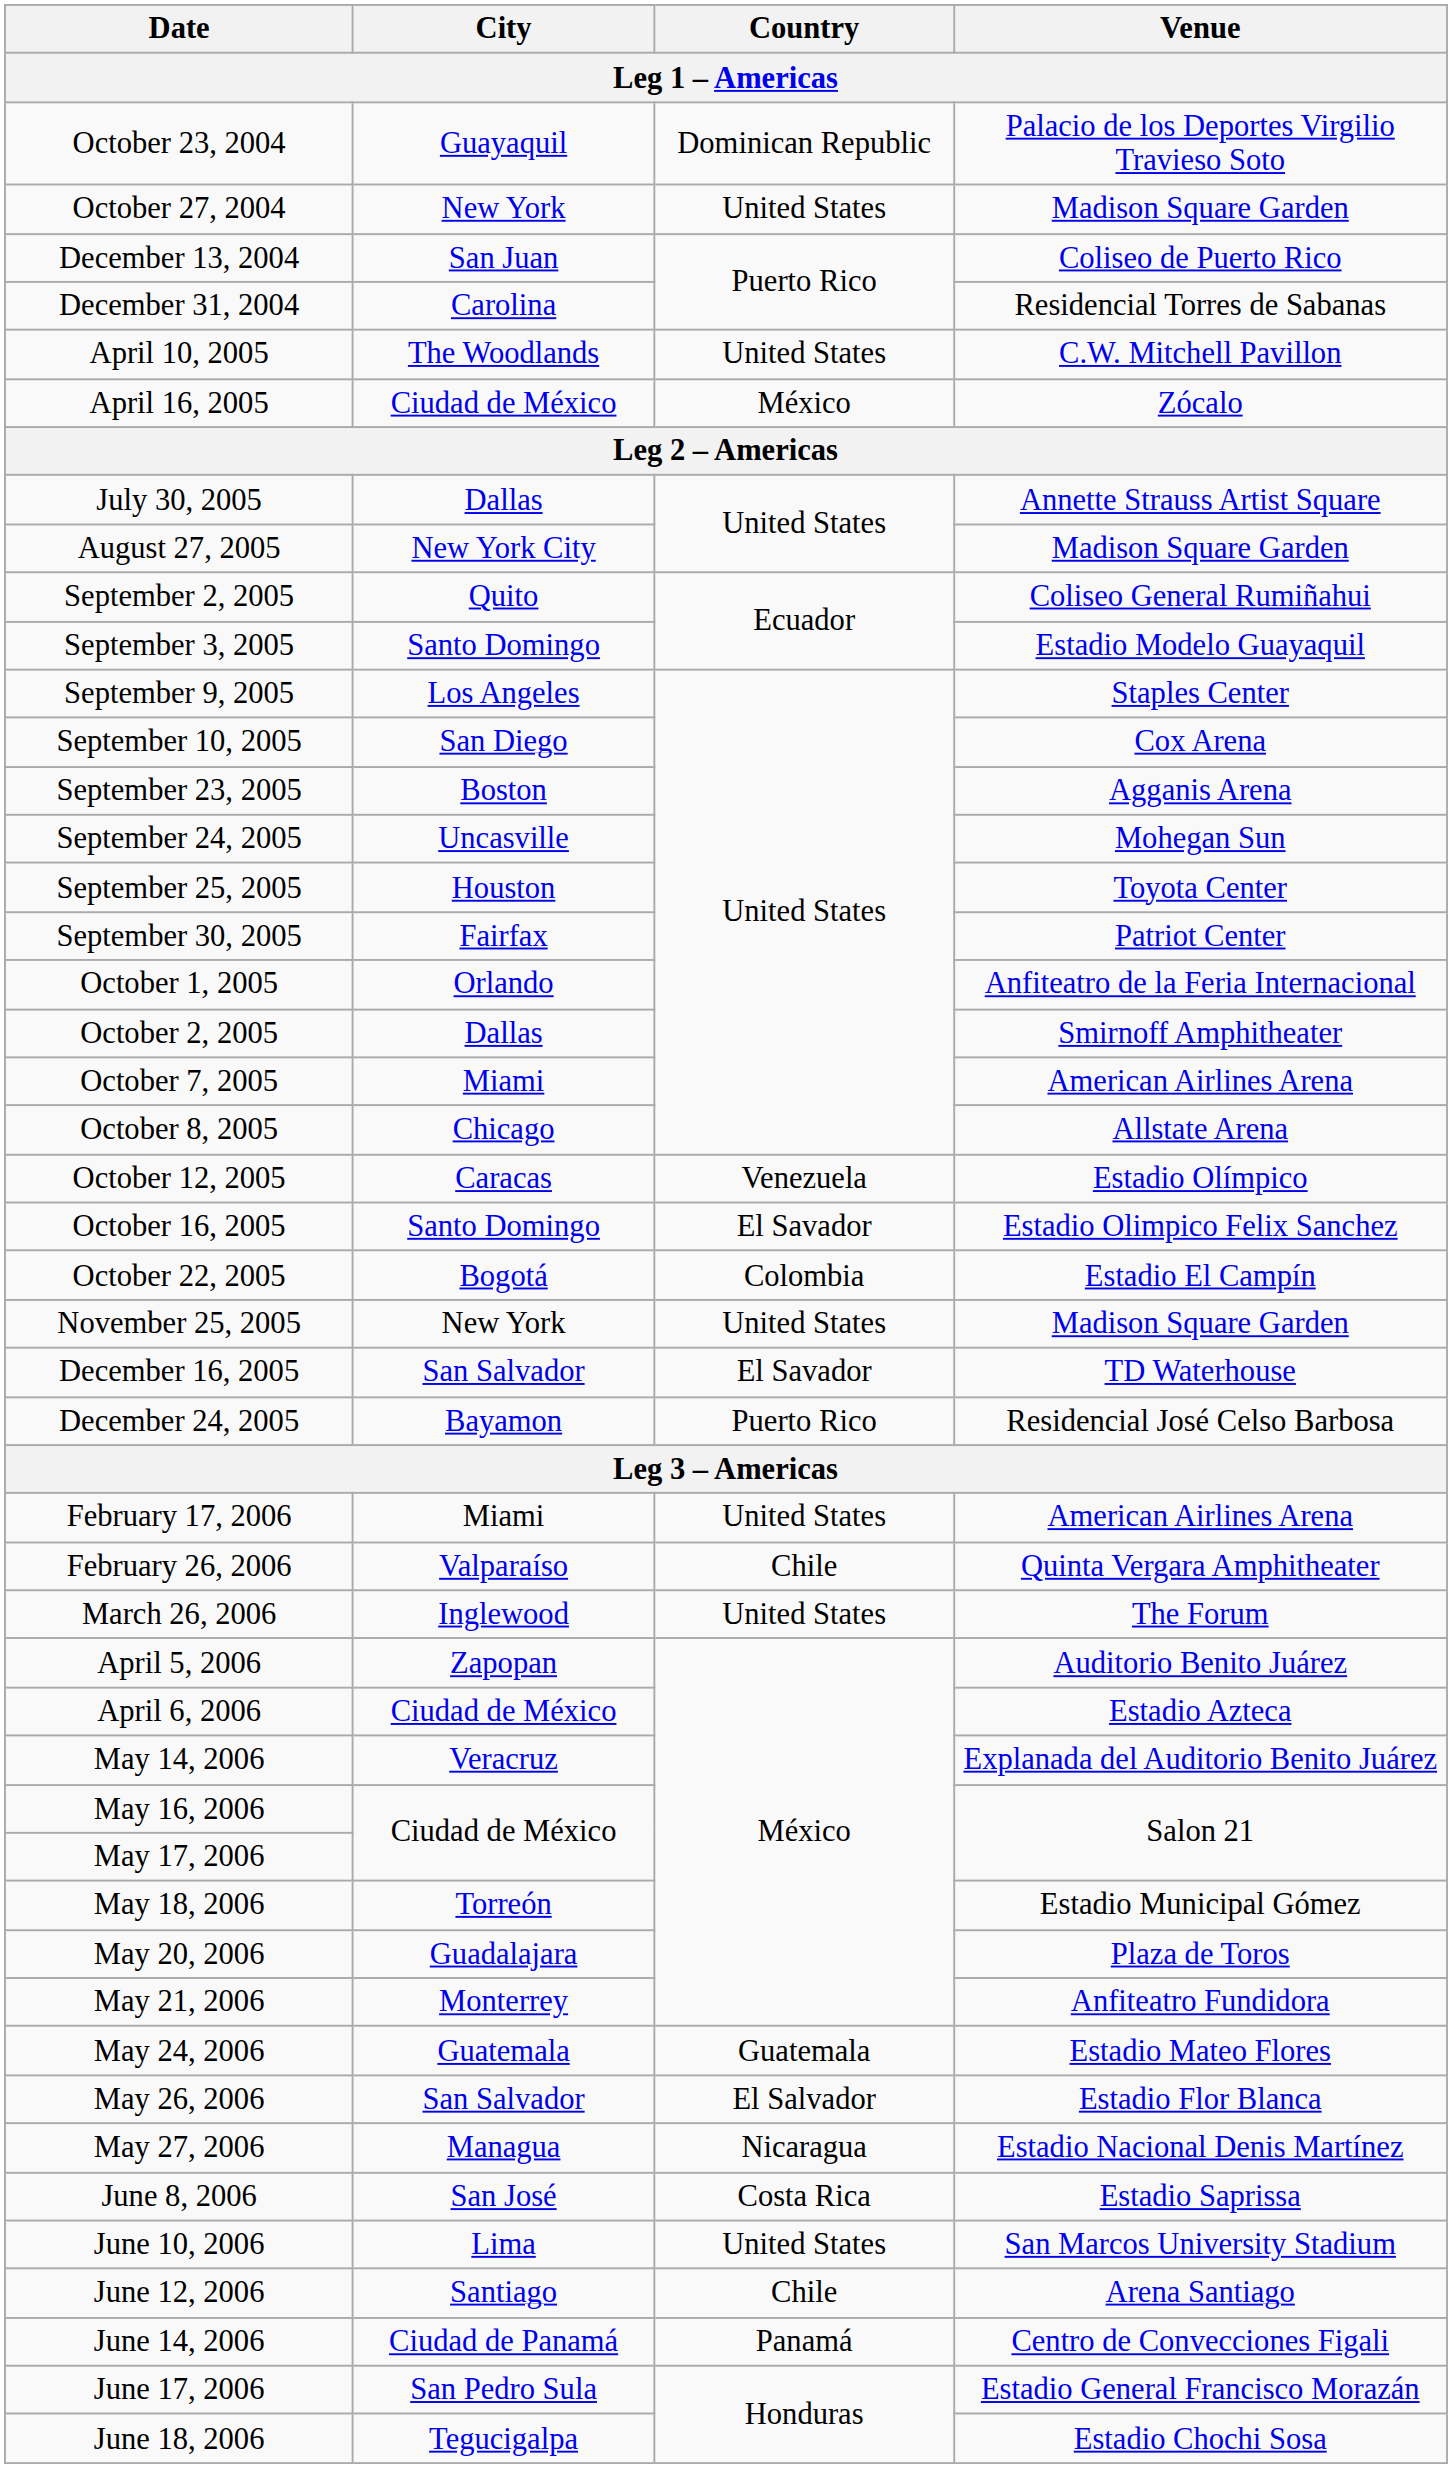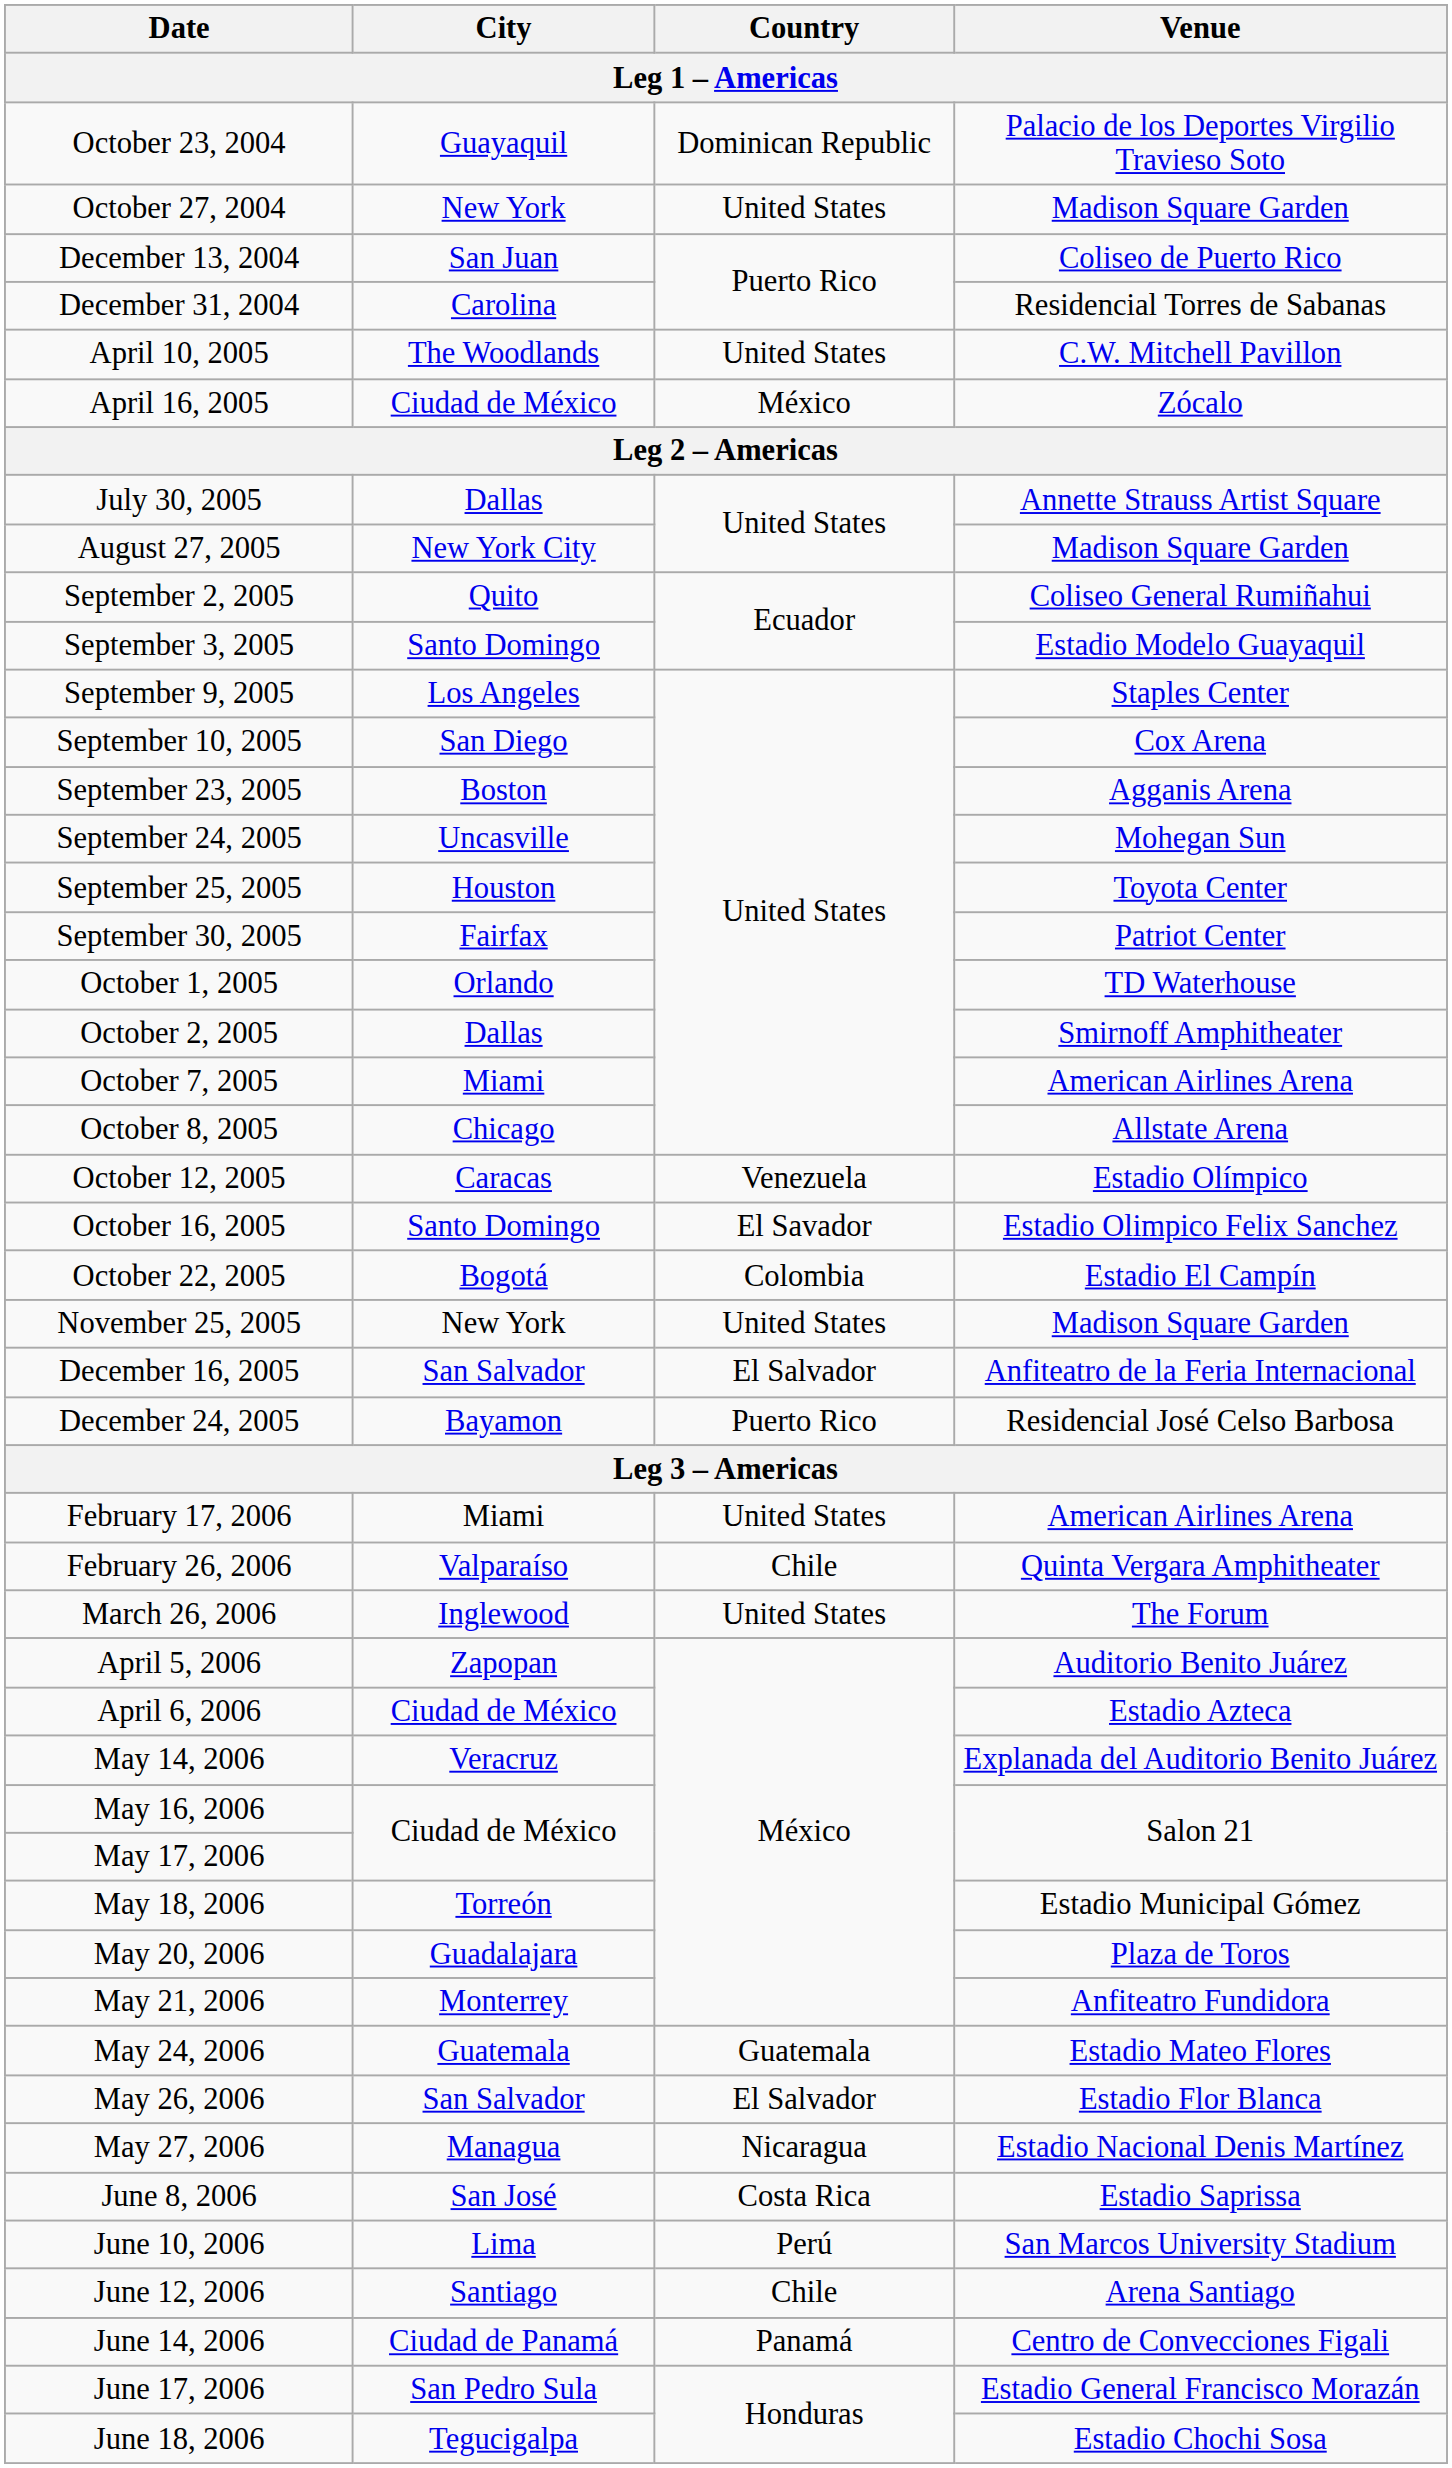(1200, 983) Anfiteatro de la Feria Internacional -> (1200, 983) TD Waterhouse
(804, 1371) El Savador -> (804, 1371) El Salvador
(1200, 1371) TD Waterhouse -> (1200, 1371) Anfiteatro de la Feria Internacional
(804, 2244) United States -> (804, 2244) Perú
